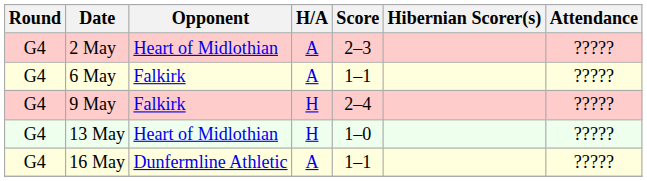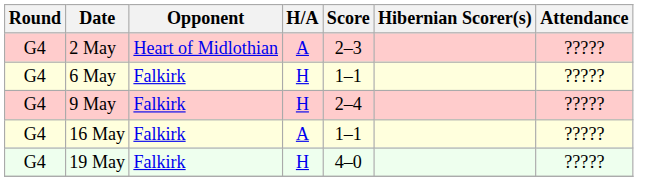(312, 76) A -> (302, 76) H
- row: (97, 133)
(210, 162) Dunfermline Athletic -> (160, 133) Falkirk
+ row: (97, 162)
